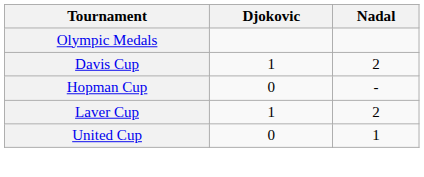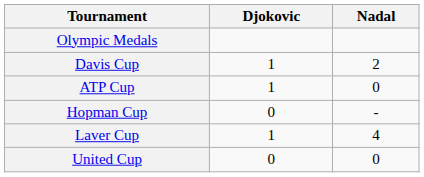+ row: (107, 87)
(376, 111) 2 -> (376, 135) 4
(376, 135) 1 -> (376, 159) 0
